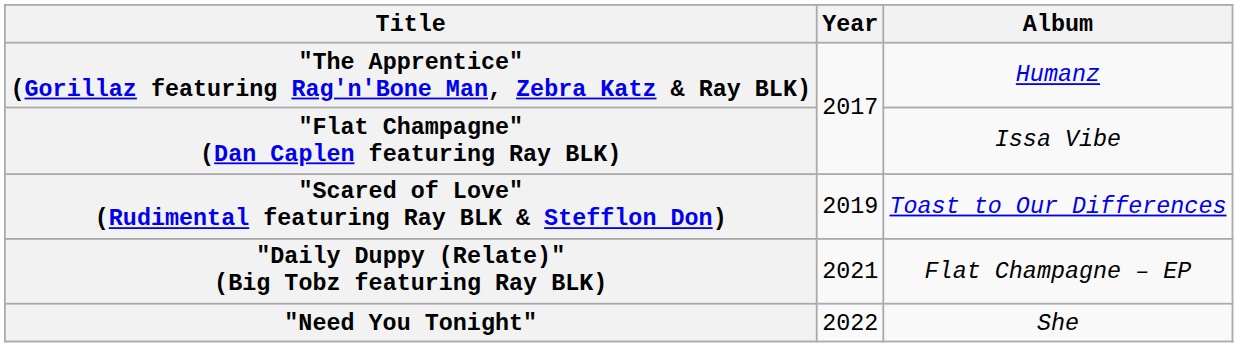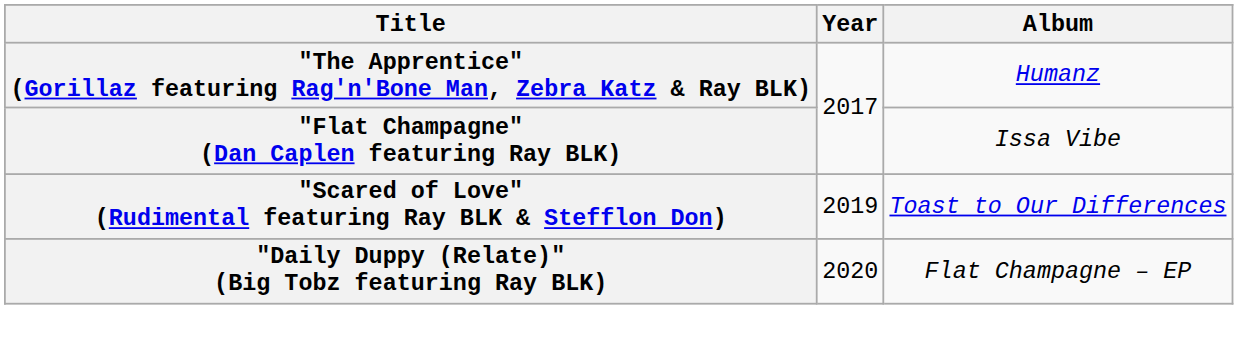(850, 271) 2021 -> (850, 271) 2020
- row: (411, 323)
